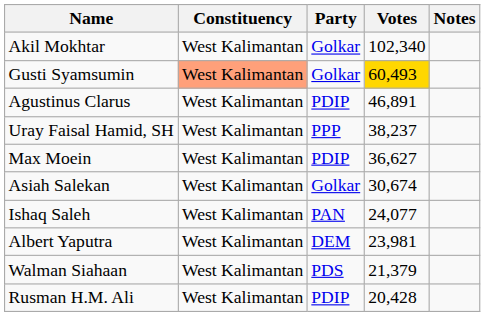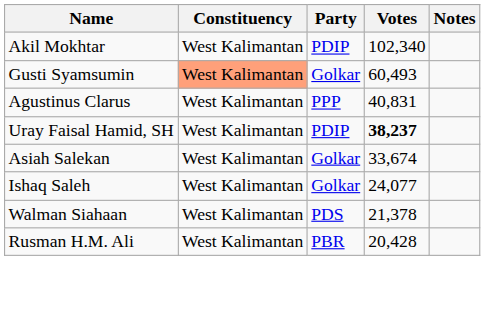(336, 46) Golkar -> (330, 46) PDIP
(393, 74) gold background -> (393, 74) no background
(330, 102) PDIP -> (326, 102) PPP
(393, 102) 46,891 -> (393, 102) 40,831
(326, 130) PPP -> (330, 130) PDIP
(393, 130) normal -> (393, 130) bold
- row: (50, 158)
(393, 185) 30,674 -> (393, 158) 33,674
(328, 213) PAN -> (336, 185) Golkar
- row: (60, 241)
(393, 269) 21,379 -> (393, 213) 21,378
(330, 297) PDIP -> (328, 241) PBR
